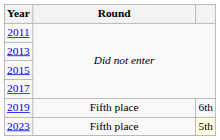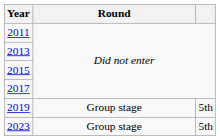(114, 108) Fifth place -> (114, 108) Group stage
(206, 108) 6th -> (206, 108) 5th
(114, 126) Fifth place -> (114, 126) Group stage
(206, 126) lightyellow background -> (206, 126) no background
